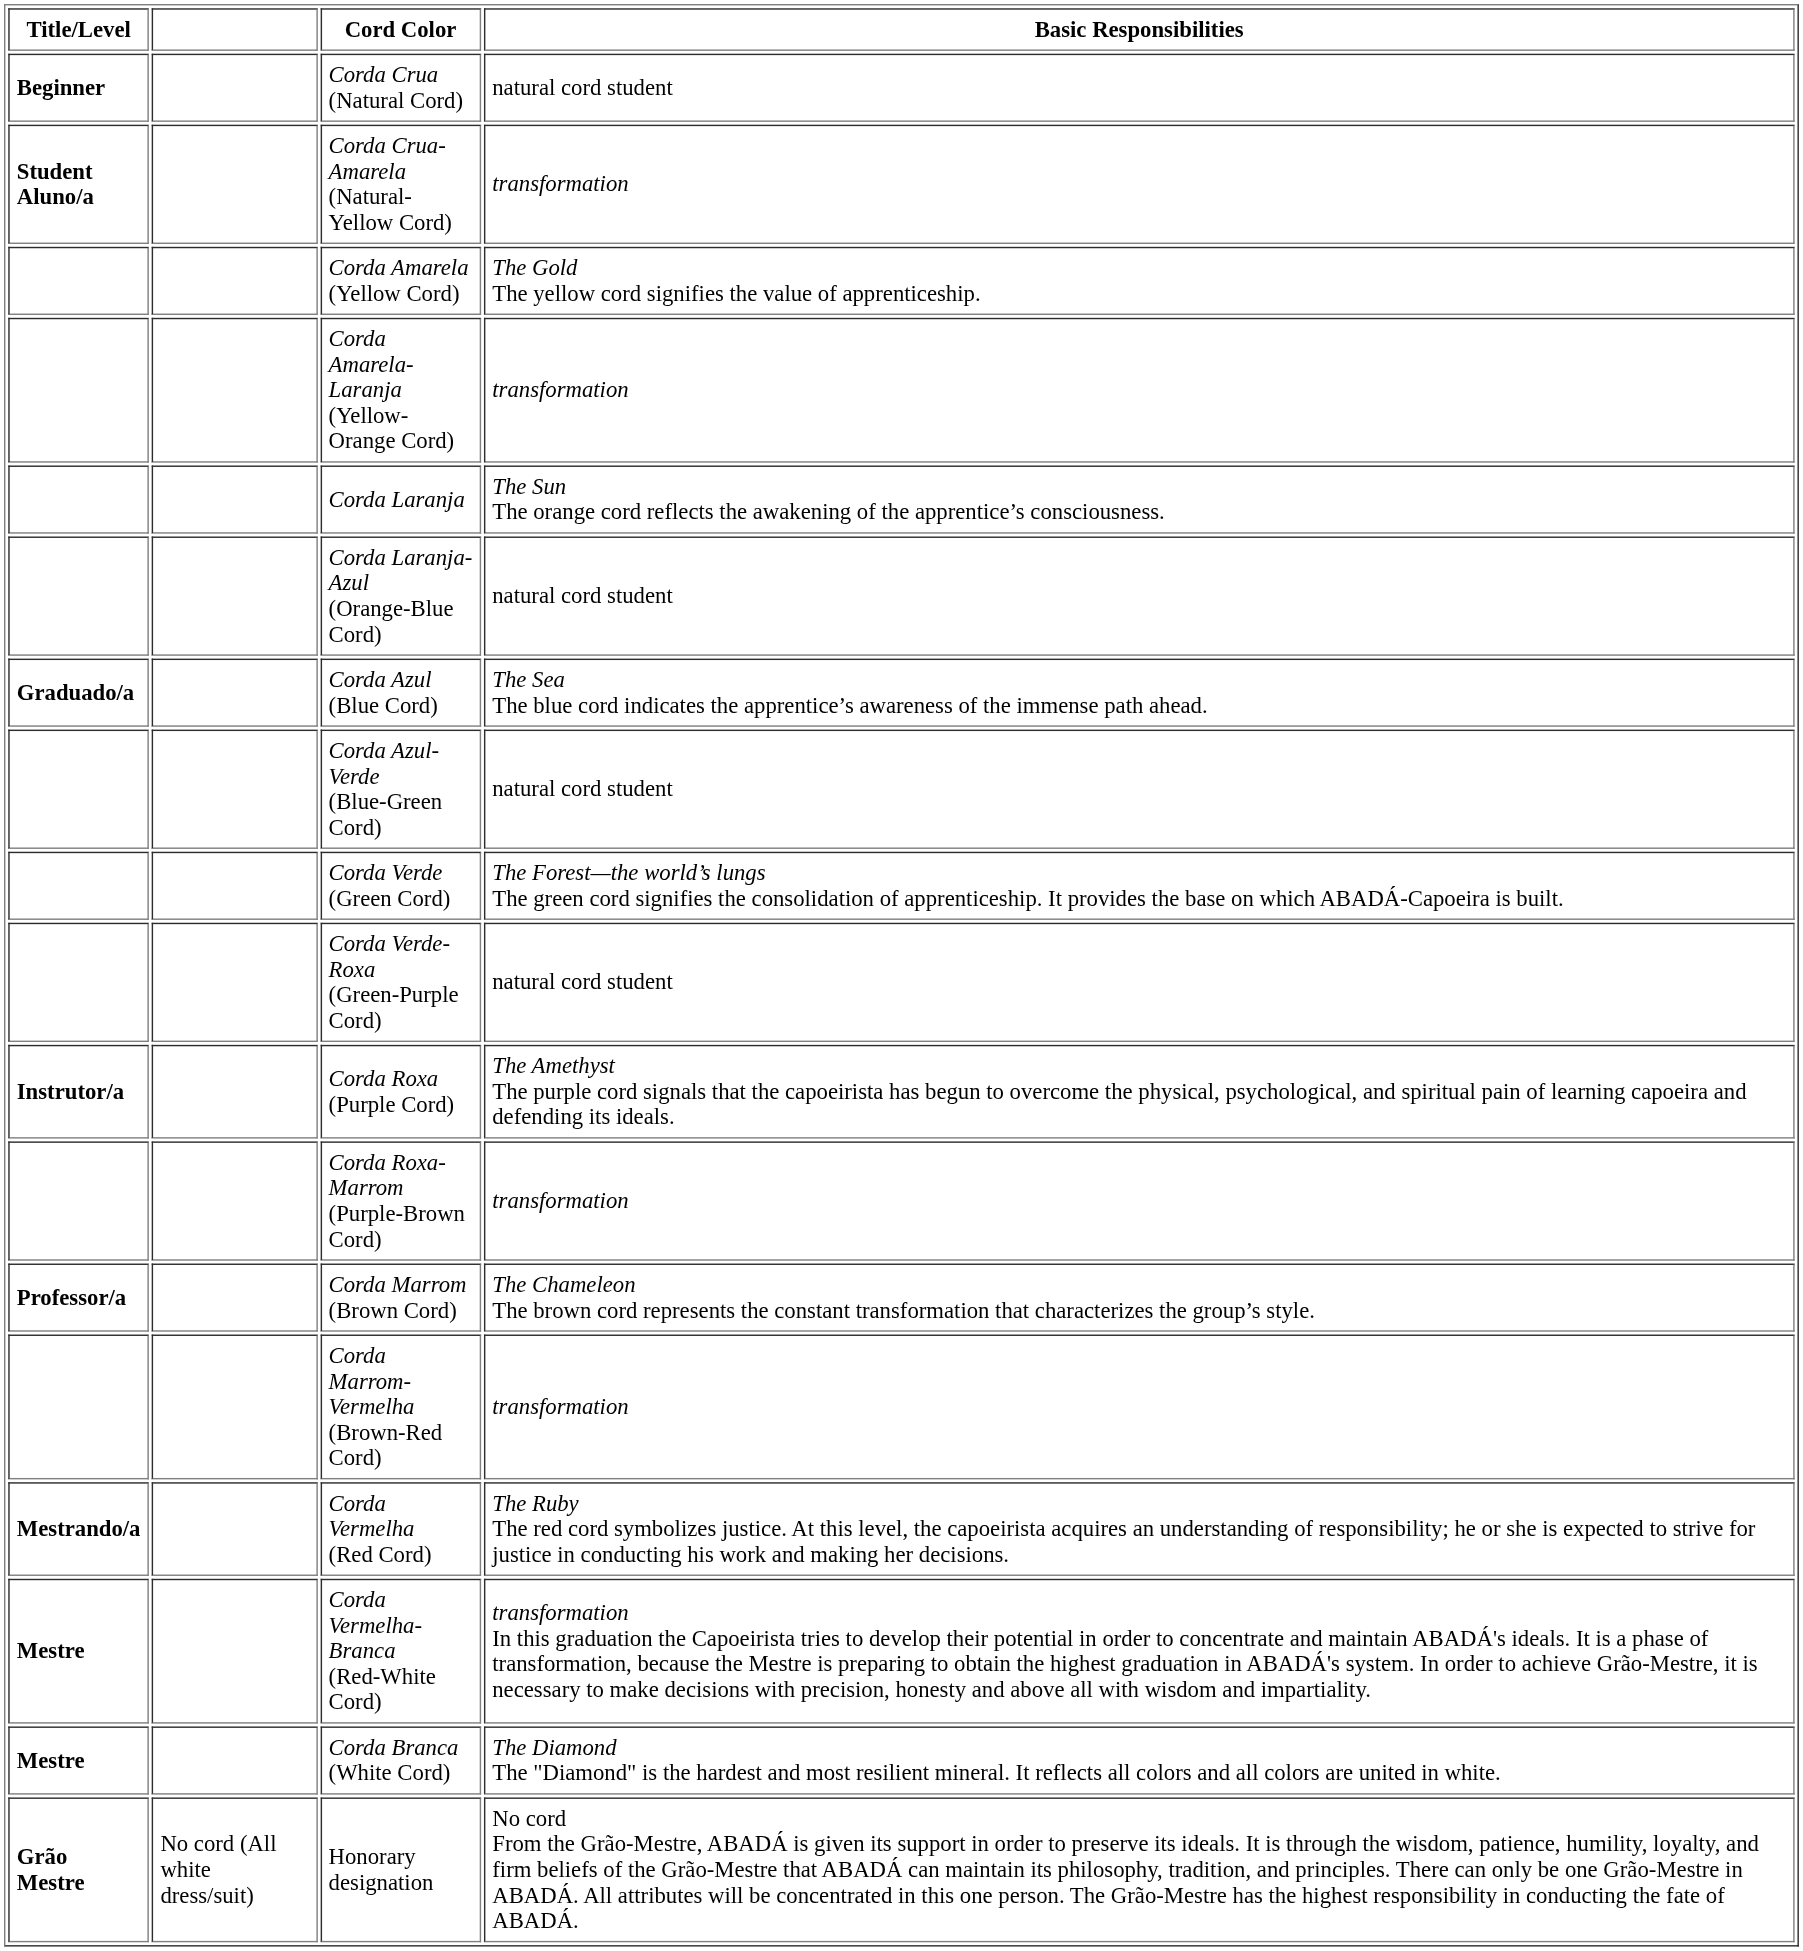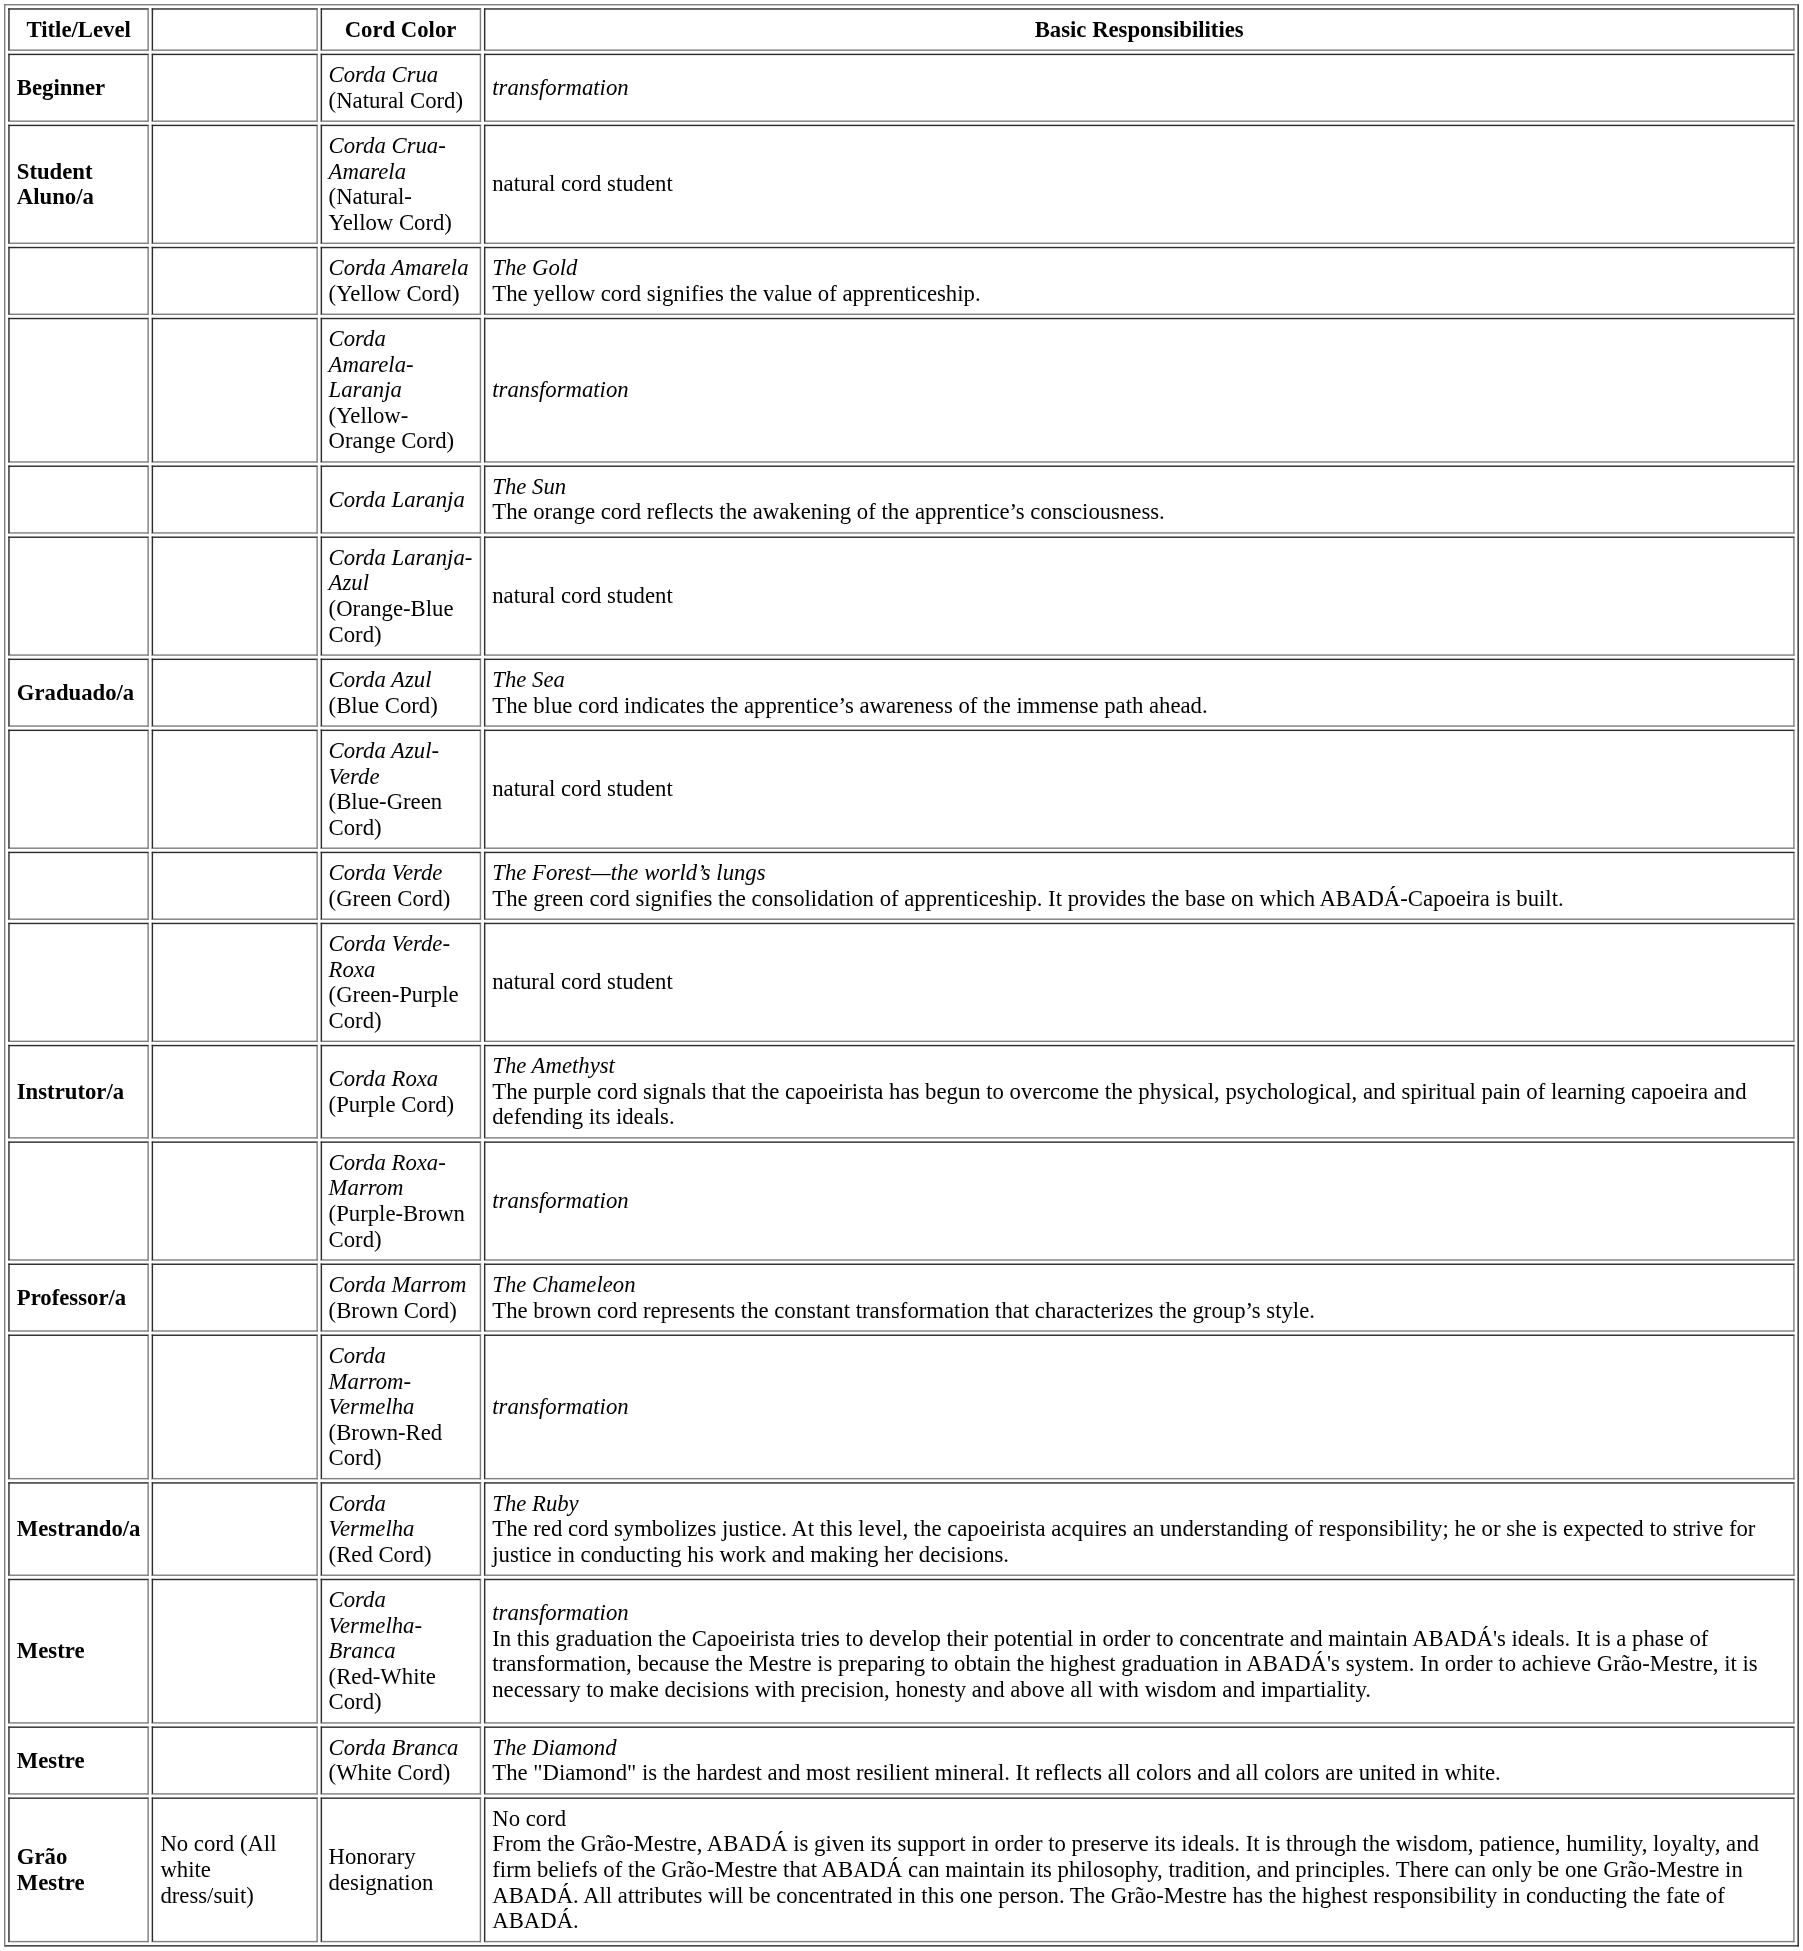(582, 87) natural cord student -> (560, 87) transformation
(560, 184) transformation -> (582, 184) natural cord student
